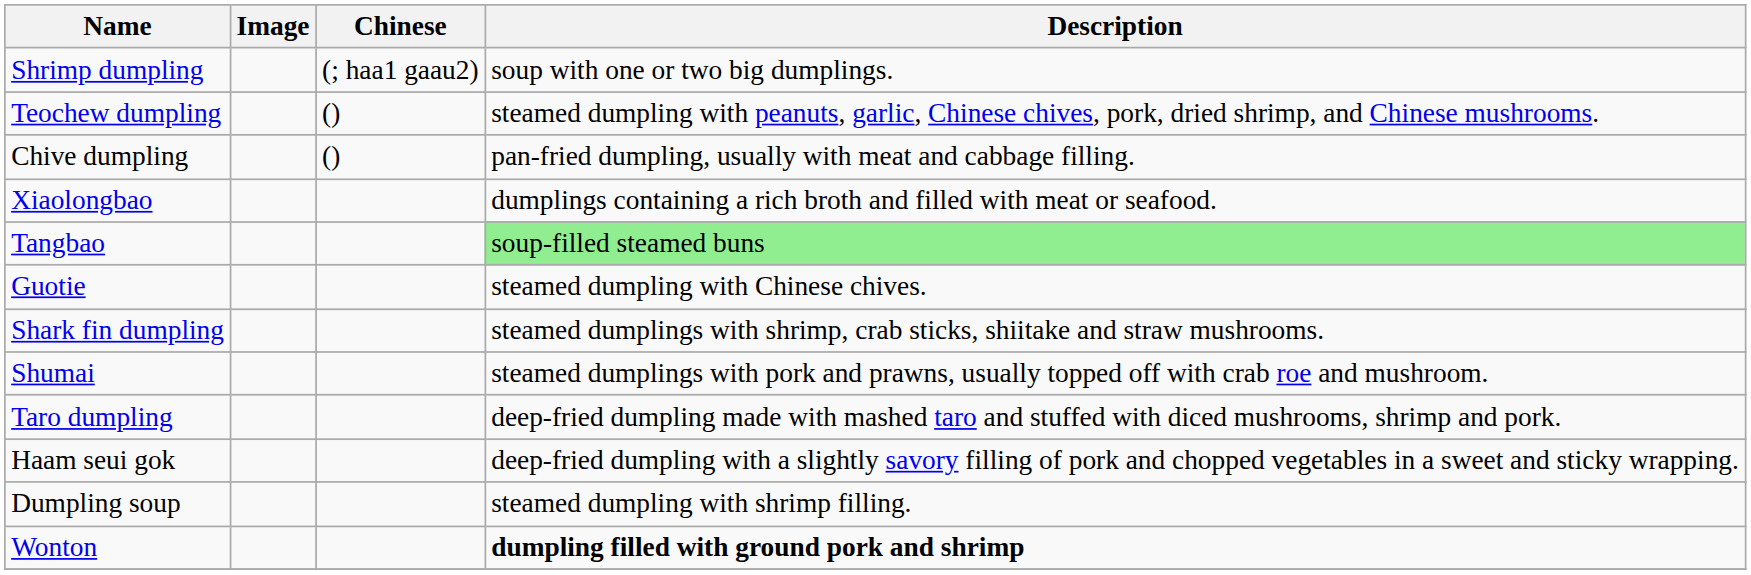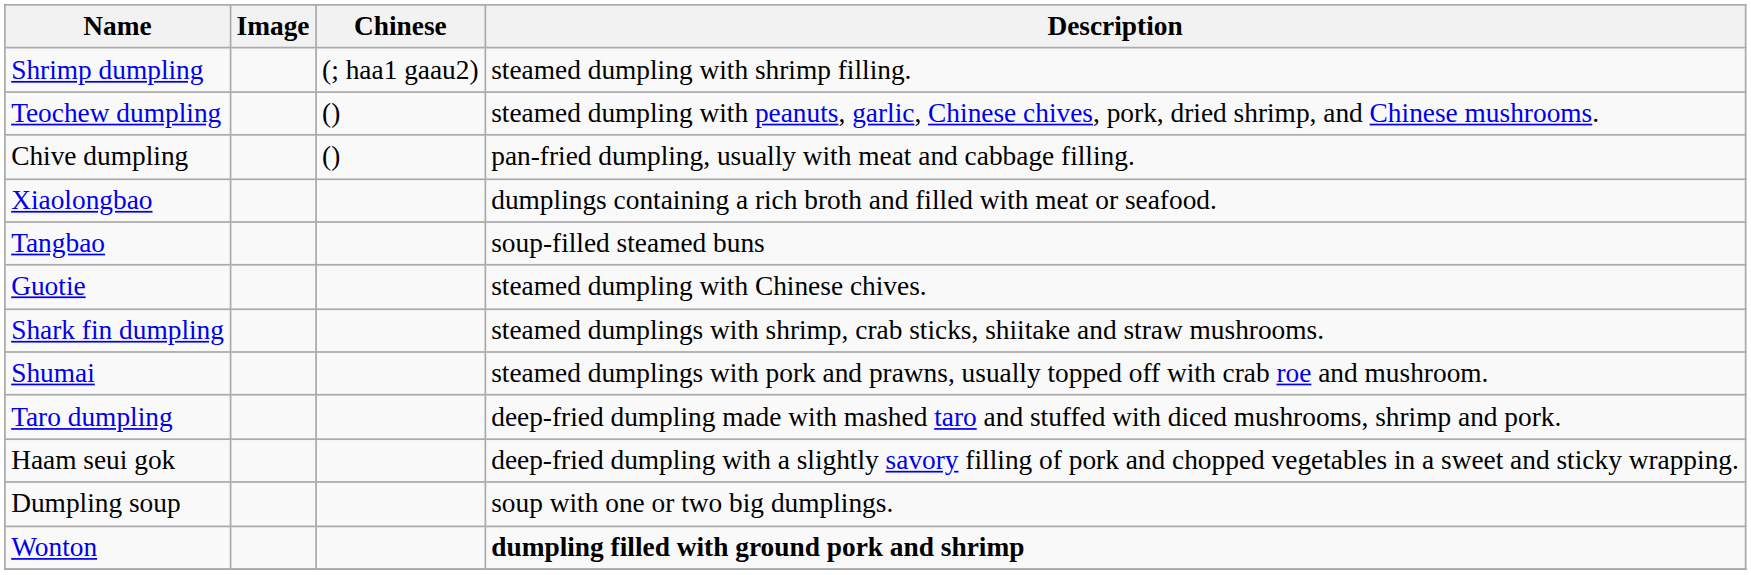(692, 69) soup with one or two big dumplings. -> (701, 69) steamed dumpling with shrimp filling.
(628, 243) lightgreen background -> (628, 243) no background
(701, 503) steamed dumpling with shrimp filling. -> (692, 503) soup with one or two big dumplings.
